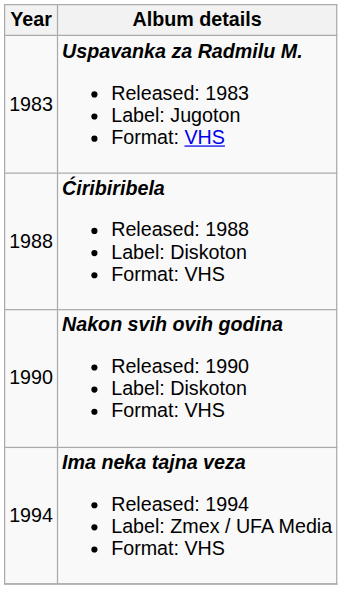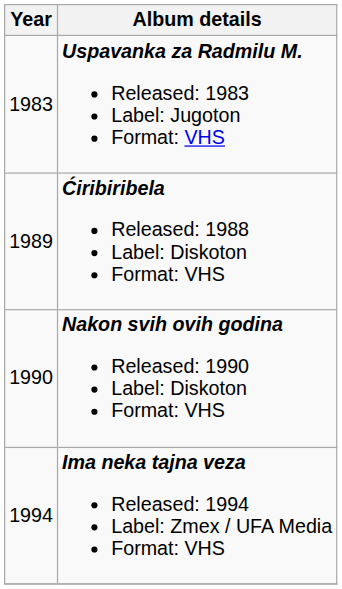(31, 241) 1988 -> (31, 241) 1989
